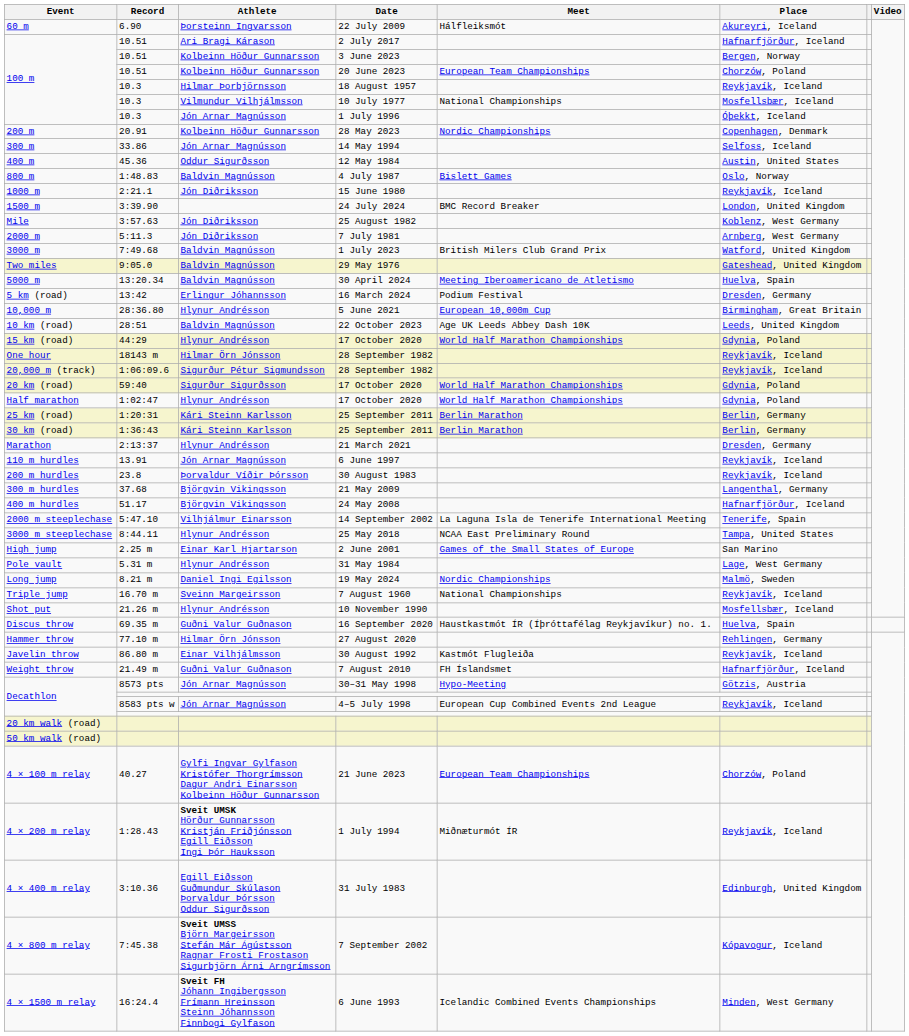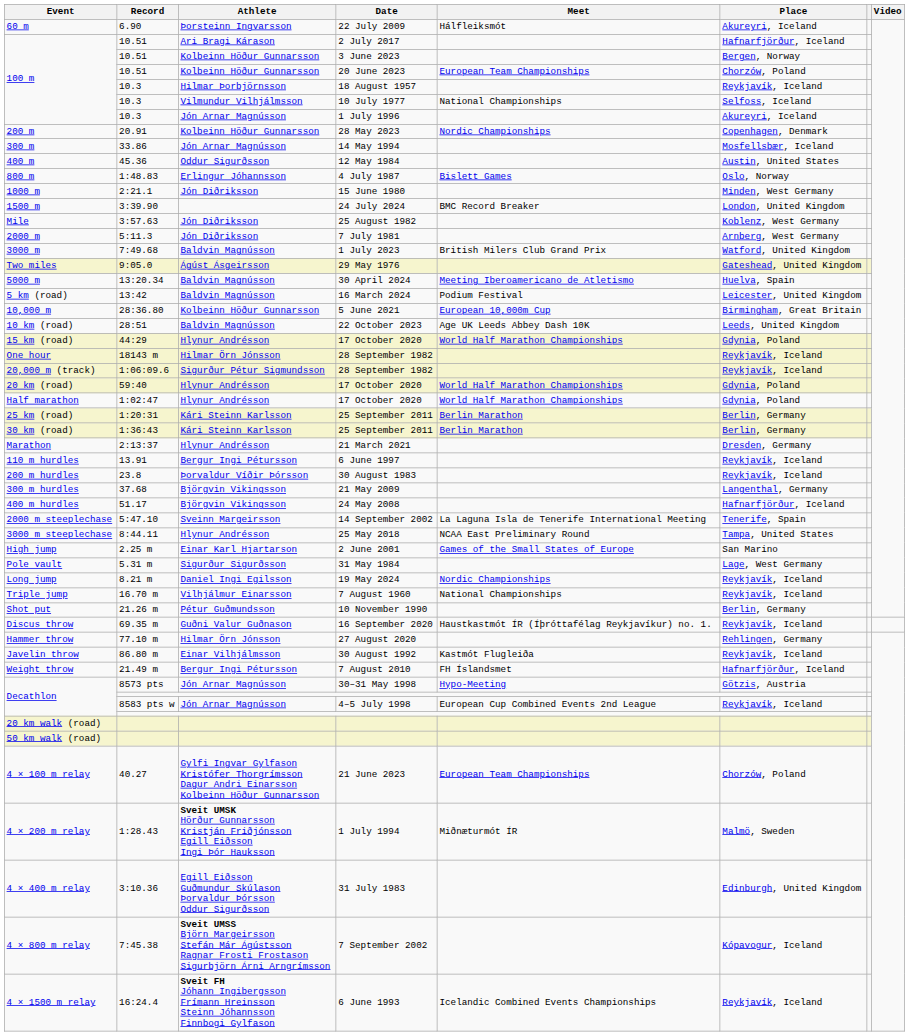(778, 102) Mosfellsbær, Iceland -> (767, 102) Selfoss, Iceland
(764, 117) Óþekkt, Iceland -> (770, 117) Akureyri, Iceland
(767, 147) Selfoss, Iceland -> (778, 147) Mosfellsbær, Iceland
(228, 177) Baldvin Magnússon -> (233, 177) Erlingur Jóhannsson
(772, 192) Reykjavík, Iceland -> (778, 192) Minden, West Germany
(228, 266) Baldvin Magnússon -> (225, 266) Ágúst Ásgeirsson
(233, 296) Erlingur Jóhannsson -> (228, 296) Baldvin Magnússon
(767, 296) Dresden, Germany -> (792, 296) Leicester, United Kingdom
(225, 311) Hlynur Andrésson -> (250, 311) Kolbeinn Höður Gunnarsson
(233, 386) Sigurður Sigurðsson -> (225, 386) Hlynur Andrésson
(233, 461) Jón Arnar Magnússon -> (239, 461) Bergur Ingi Pétursson
(236, 521) Vilhjálmur Einarsson -> (230, 521) Sveinn Margeirsson
(225, 565) Hlynur Andrésson -> (233, 565) Sigurður Sigurðsson
(758, 580) Malmö, Sweden -> (772, 580) Reykjavík, Iceland
(230, 595) Sveinn Margeirsson -> (236, 595) Vilhjálmur Einarsson
(225, 610) Hlynur Andrésson -> (228, 610) Pétur Guðmundsson
(778, 610) Mosfellsbær, Iceland -> (764, 610) Berlin, Germany
(758, 625) Huelva, Spain -> (772, 625) Reykjavík, Iceland
(236, 670) Guðni Valur Guðnason -> (239, 670) Bergur Ingi Pétursson
(772, 832) Reykjavík, Iceland -> (758, 832) Malmö, Sweden
(778, 1003) Minden, West Germany -> (772, 1003) Reykjavík, Iceland
